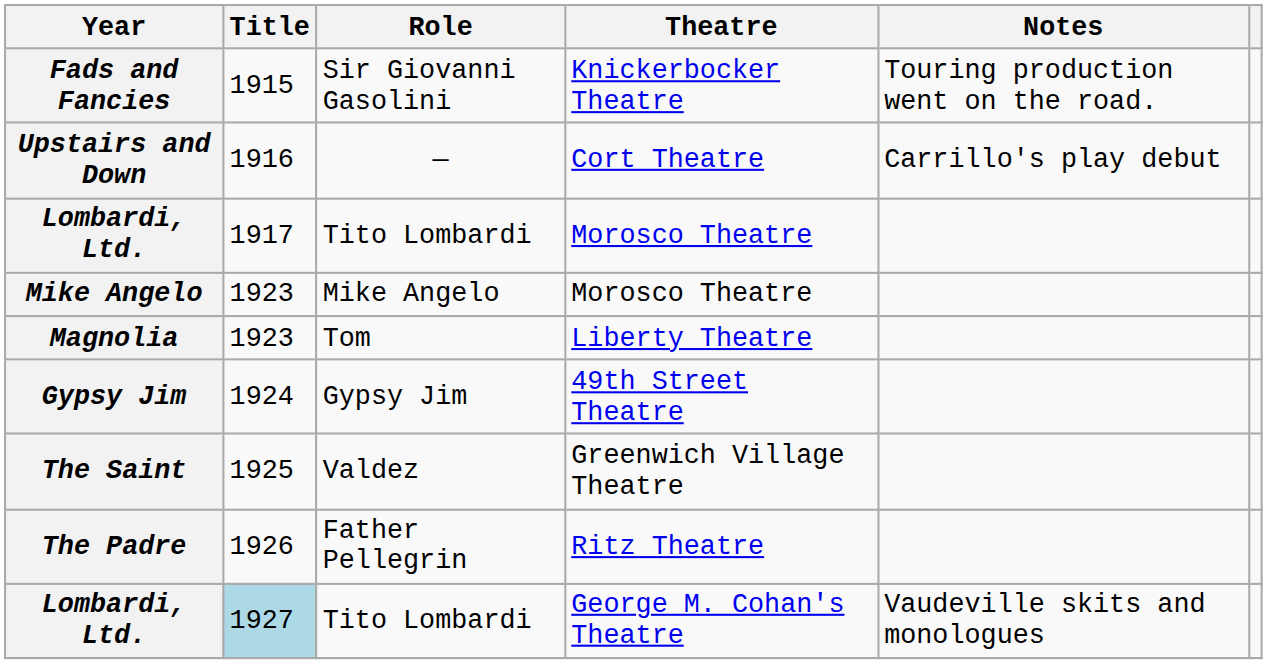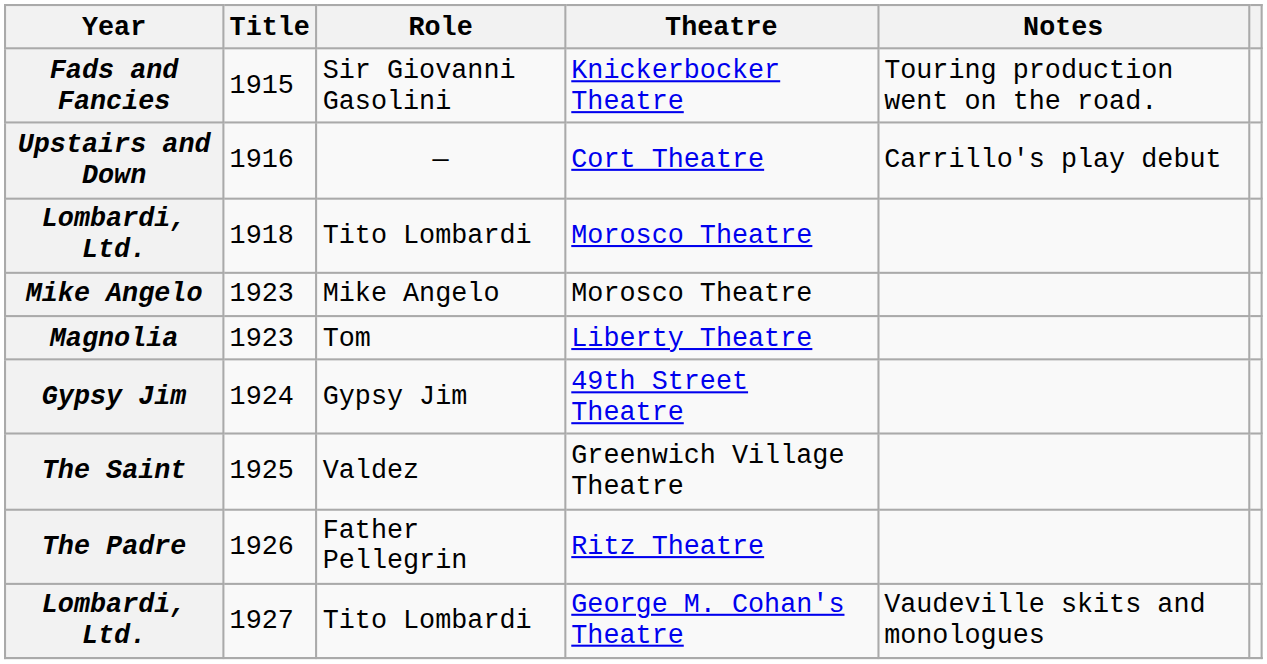(262, 235) 1917 -> (262, 235) 1918
(262, 621) lightblue background -> (262, 621) no background
